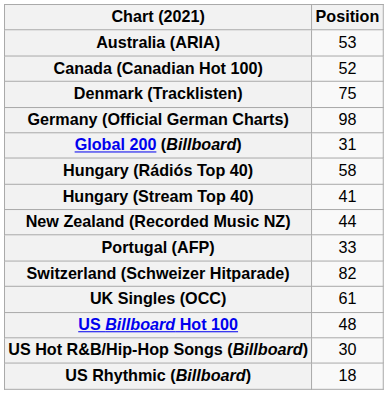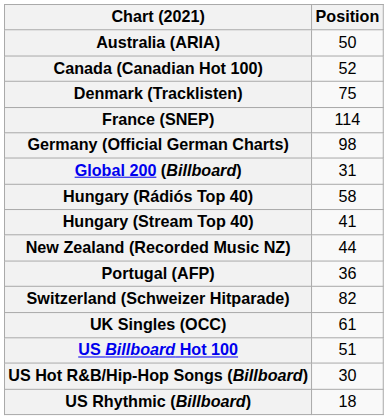(347, 42) 53 -> (347, 42) 50
+ row: (158, 119)
(347, 247) 33 -> (347, 273) 36
(347, 324) 48 -> (347, 350) 51
